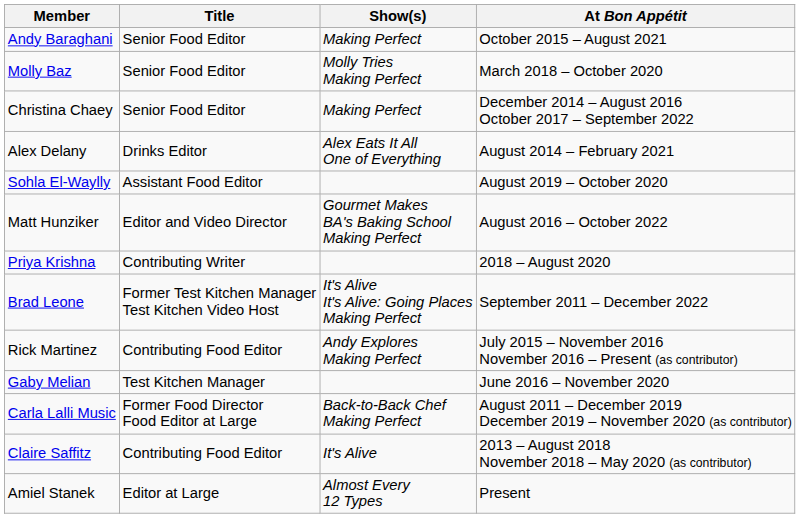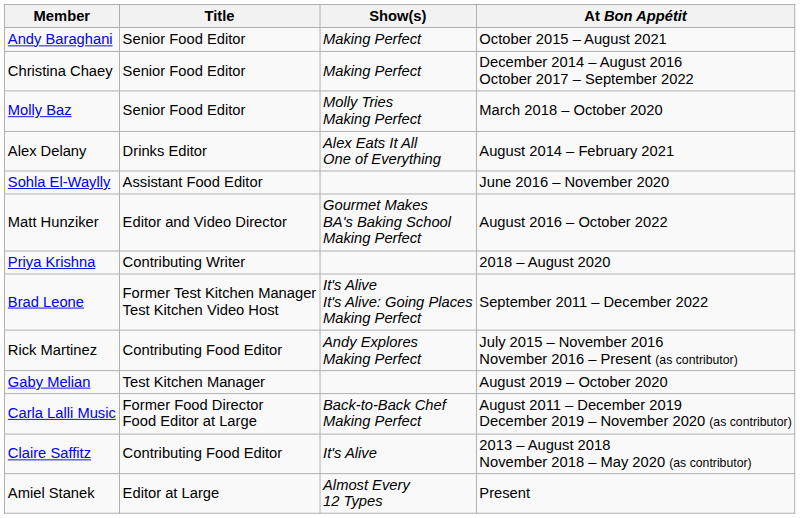rows swapped: (40, 71) <-> (60, 111)
(573, 182) August 2019 – October 2020 -> (574, 182) June 2016 – November 2020
(574, 382) June 2016 – November 2020 -> (573, 382) August 2019 – October 2020
